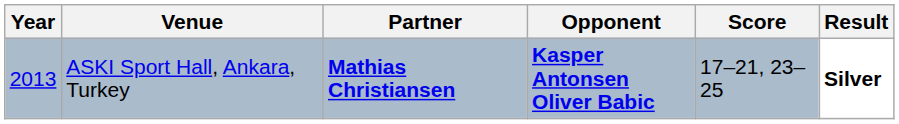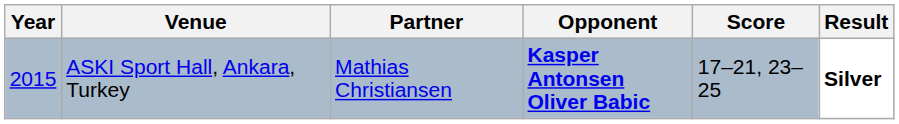(33, 78) 2013 -> (33, 78) 2015
(392, 78) bold -> (394, 78) normal
